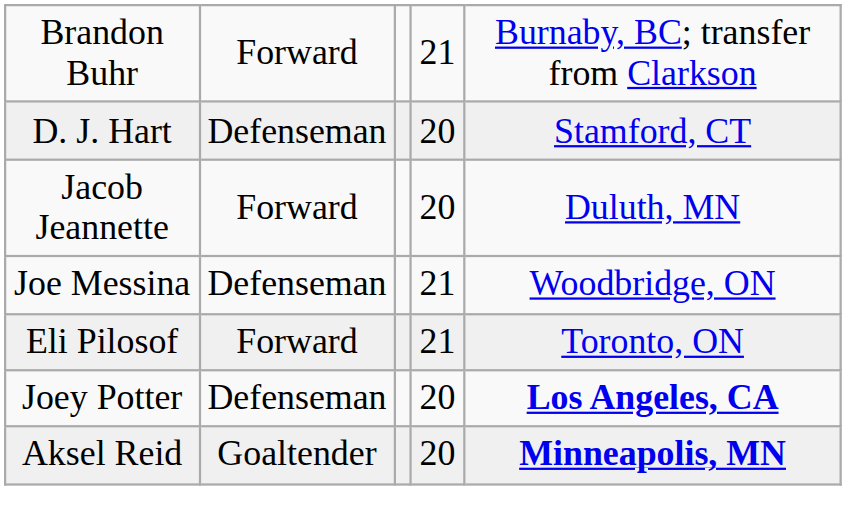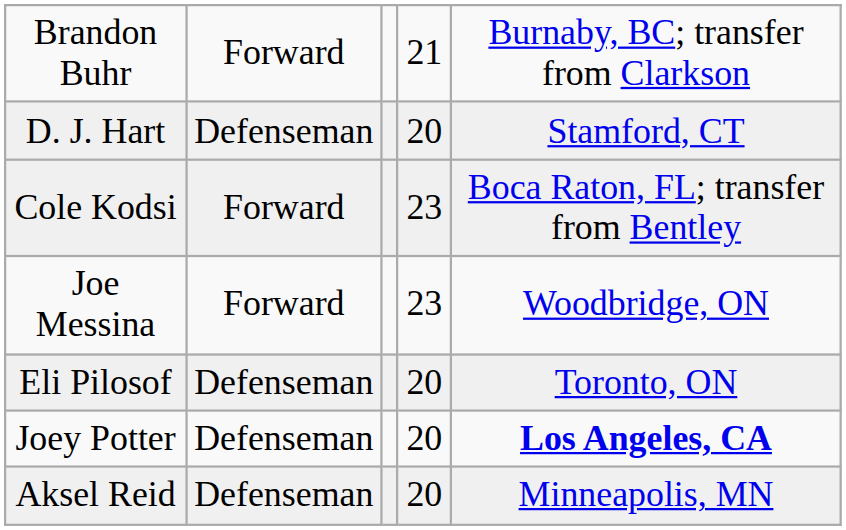- row: (102, 207)
+ row: (96, 207)
(297, 284) Defenseman -> (284, 304) Forward
(438, 284) 21 -> (424, 304) 23
(297, 340) Forward -> (284, 381) Defenseman
(438, 340) 21 -> (424, 381) 20
(297, 454) Goaltender -> (284, 494) Defenseman
(653, 454) bold -> (646, 494) normal
